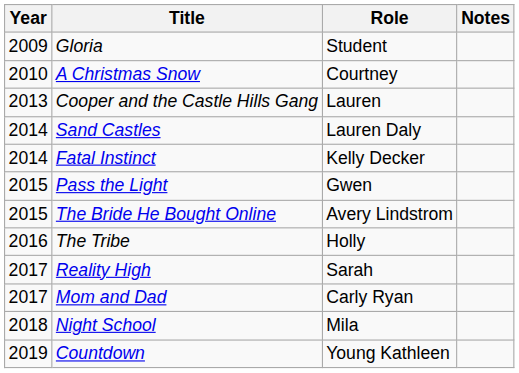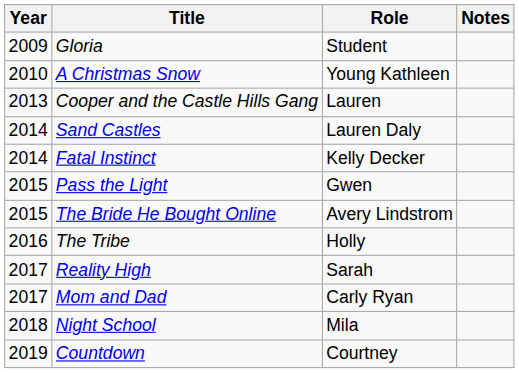(362, 74) Courtney -> (388, 74) Young Kathleen
(388, 353) Young Kathleen -> (362, 353) Courtney
